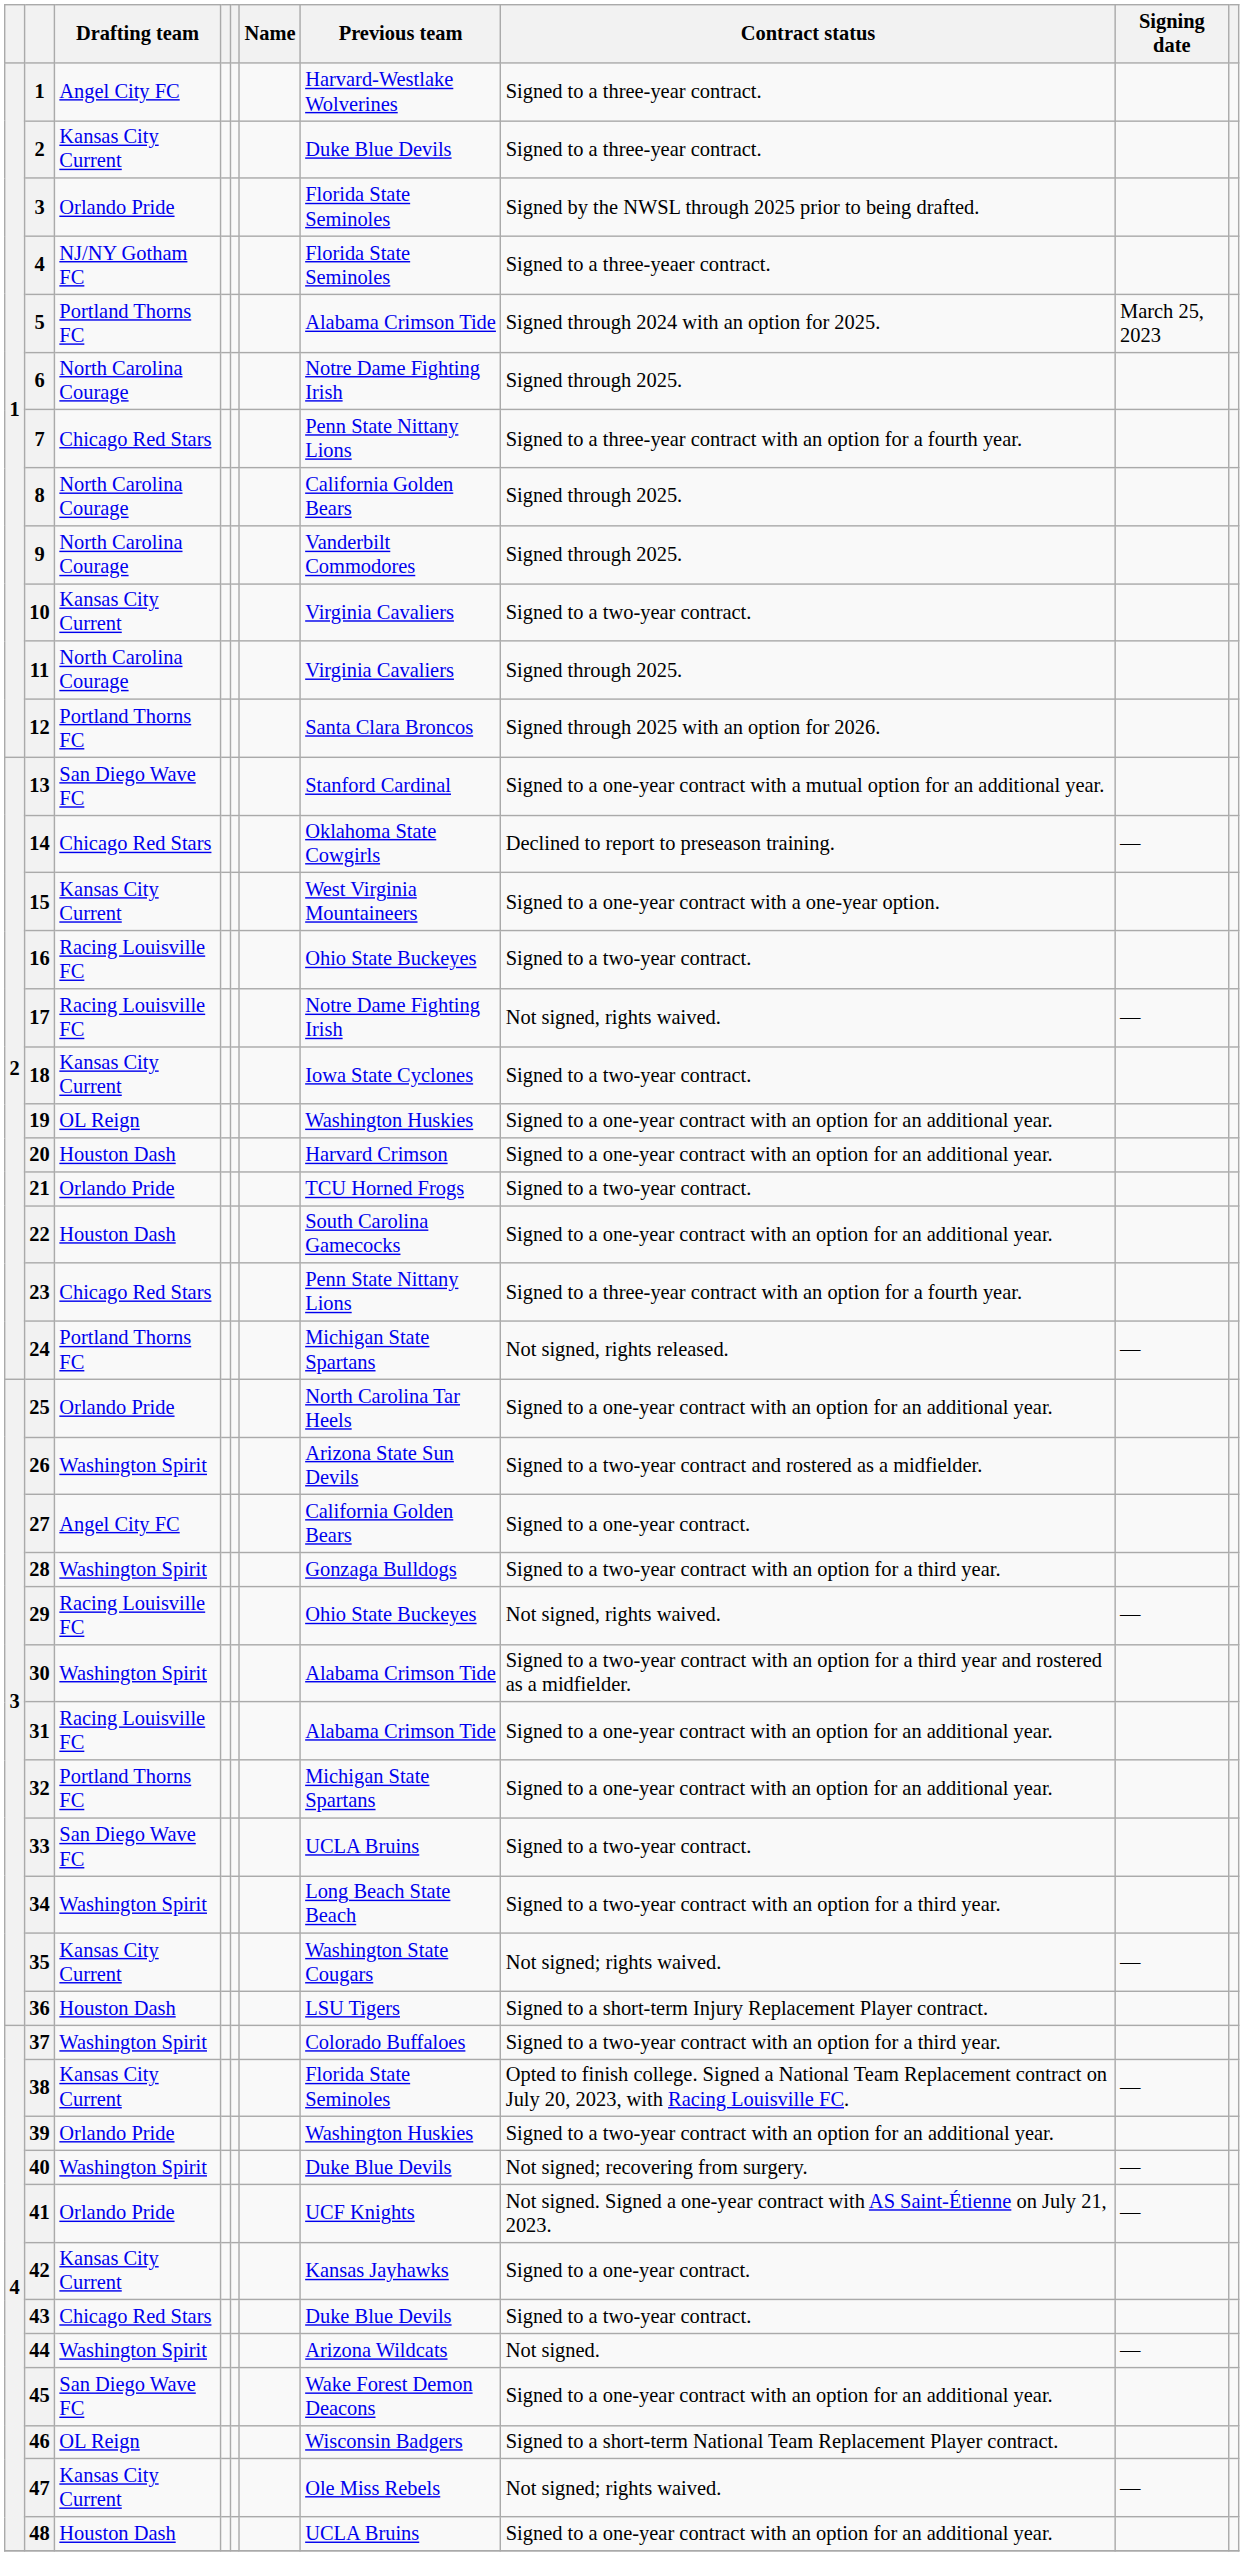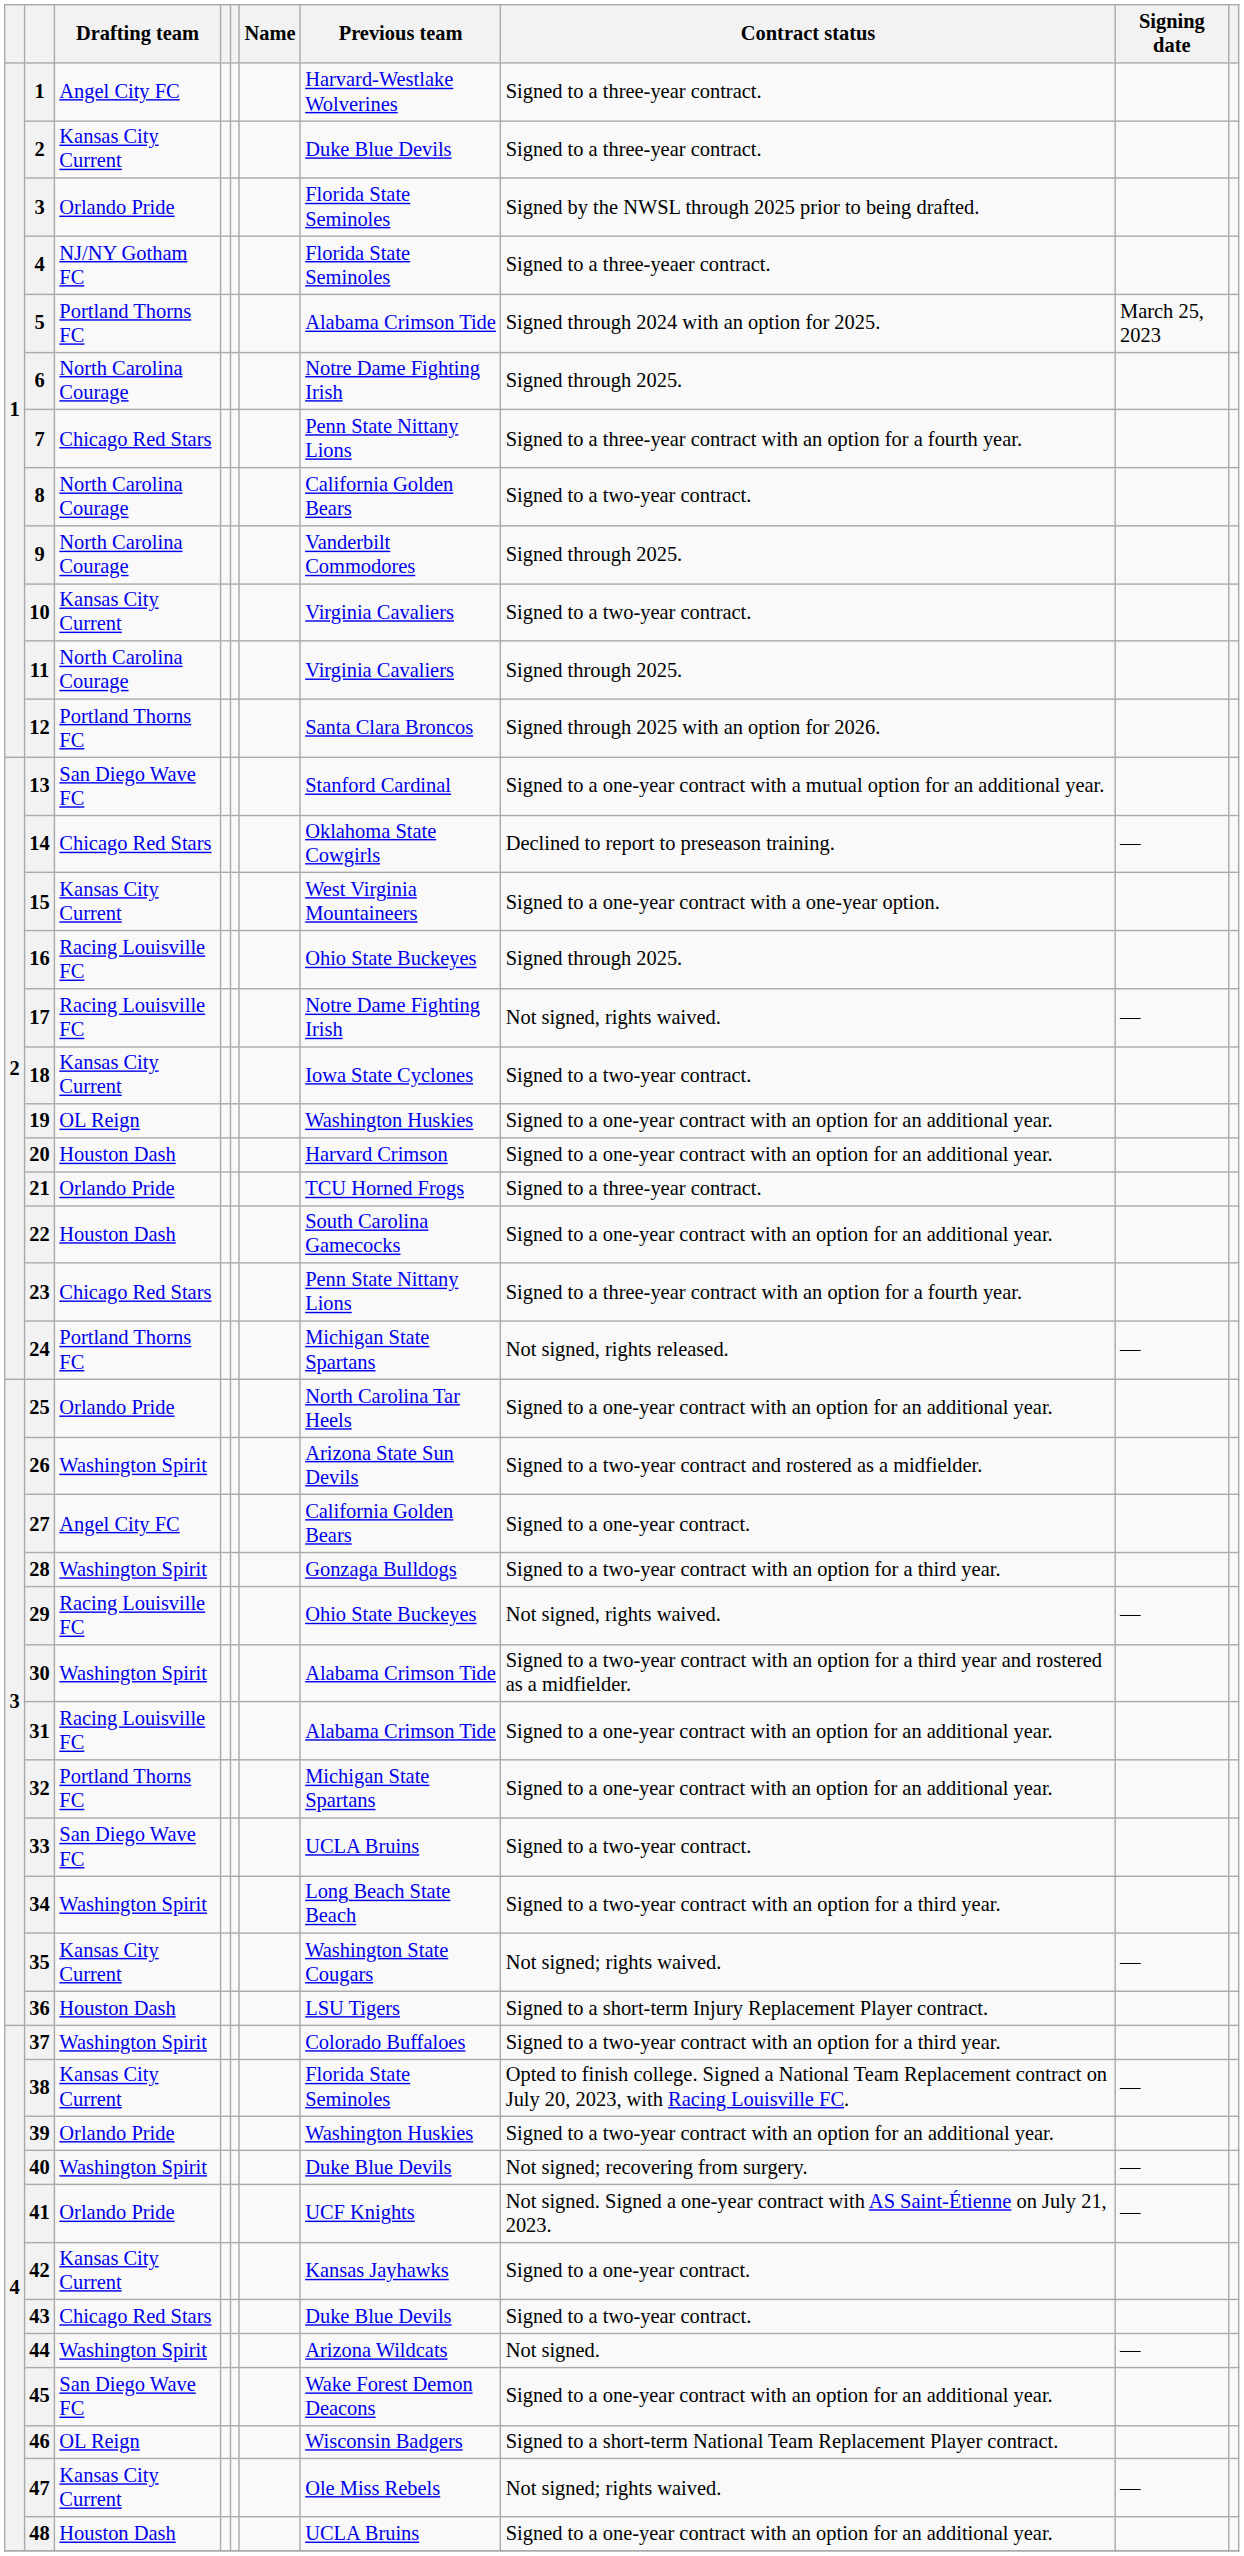(594, 496) Signed through 2025. -> (629, 496) Signed to a two-year contract.
(629, 959) Signed to a two-year contract. -> (594, 959) Signed through 2025.
(629, 1188) Signed to a two-year contract. -> (634, 1188) Signed to a three-year contract.
